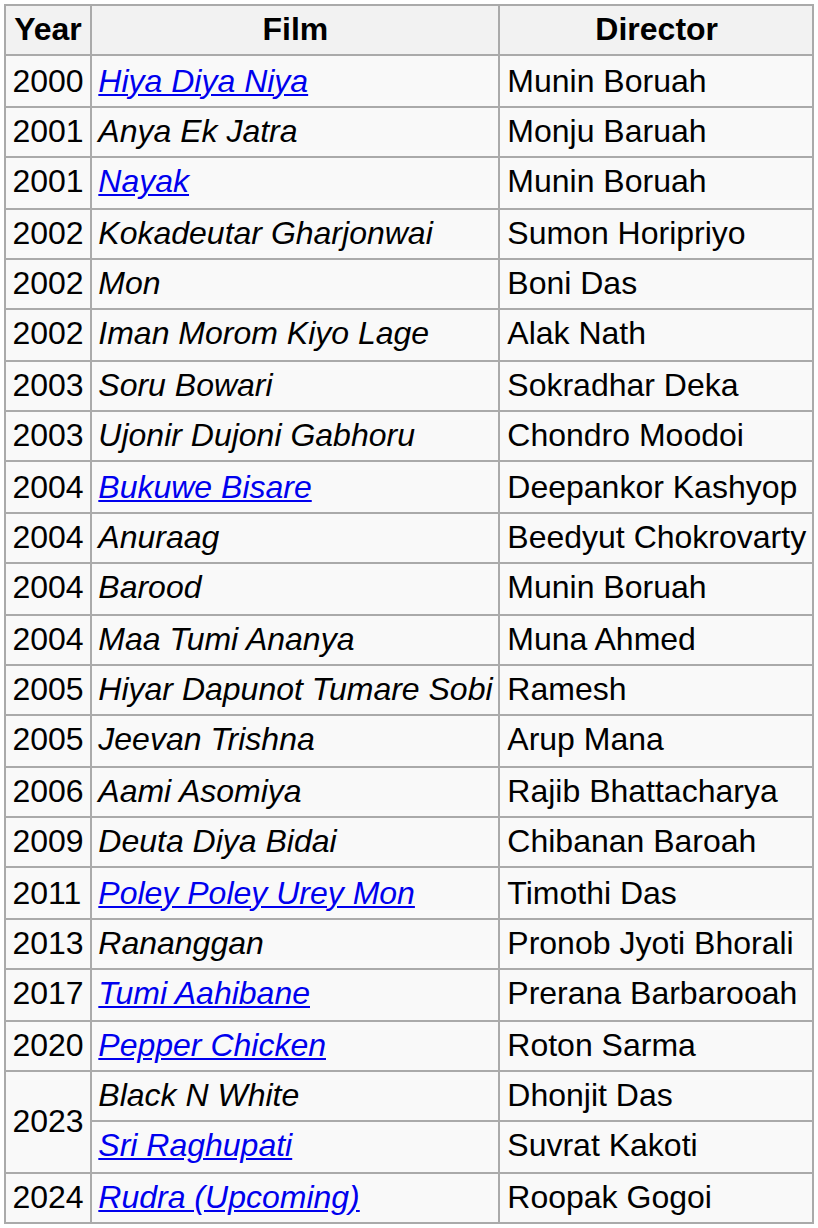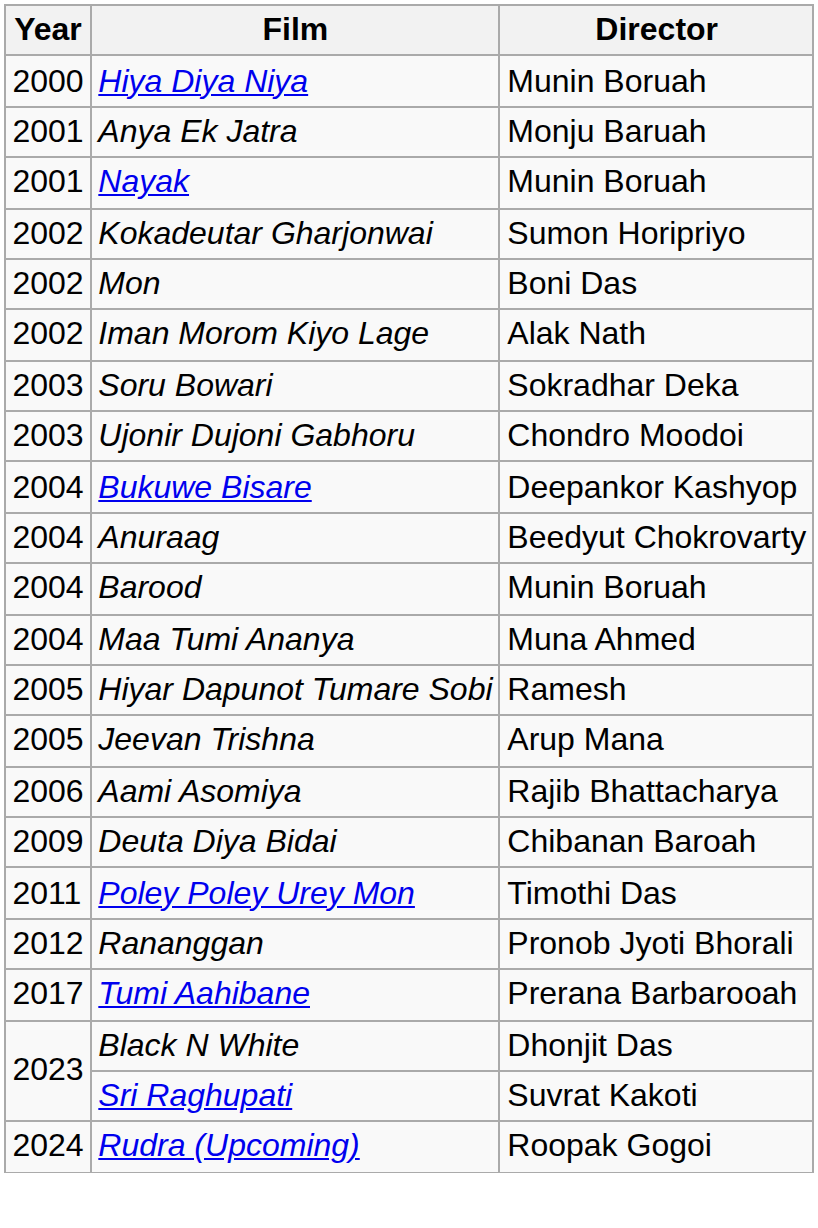(48, 943) 2013 -> (48, 943) 2012
- row: (212, 1044)
